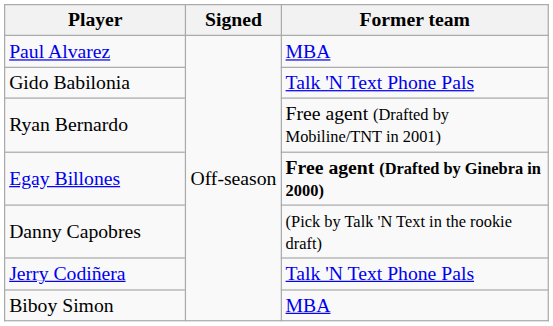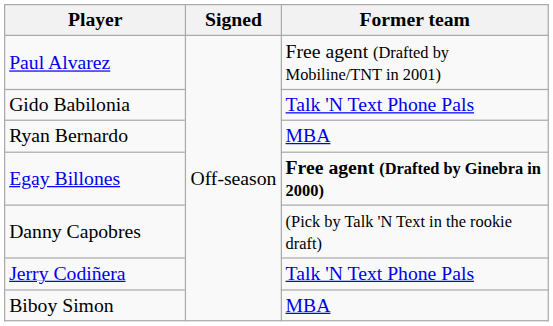(308, 51) MBA -> (367, 62) Free agent (Drafted by Mobiline/TNT in 2001)
(367, 124) Free agent (Drafted by Mobiline/TNT in 2001) -> (308, 135) MBA
